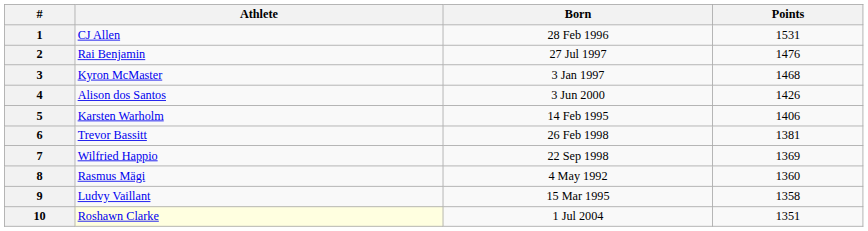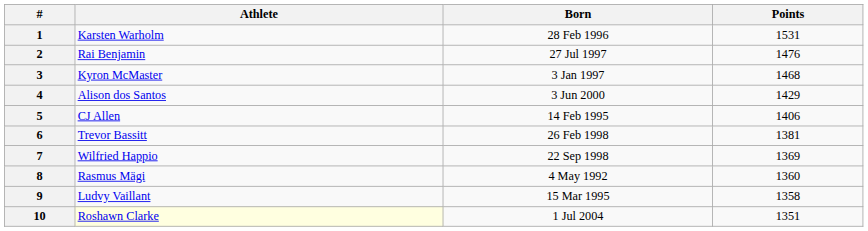(99, 35) CJ Allen -> (121, 35) Karsten Warholm
(788, 95) 1426 -> (788, 95) 1429
(121, 115) Karsten Warholm -> (99, 115) CJ Allen
